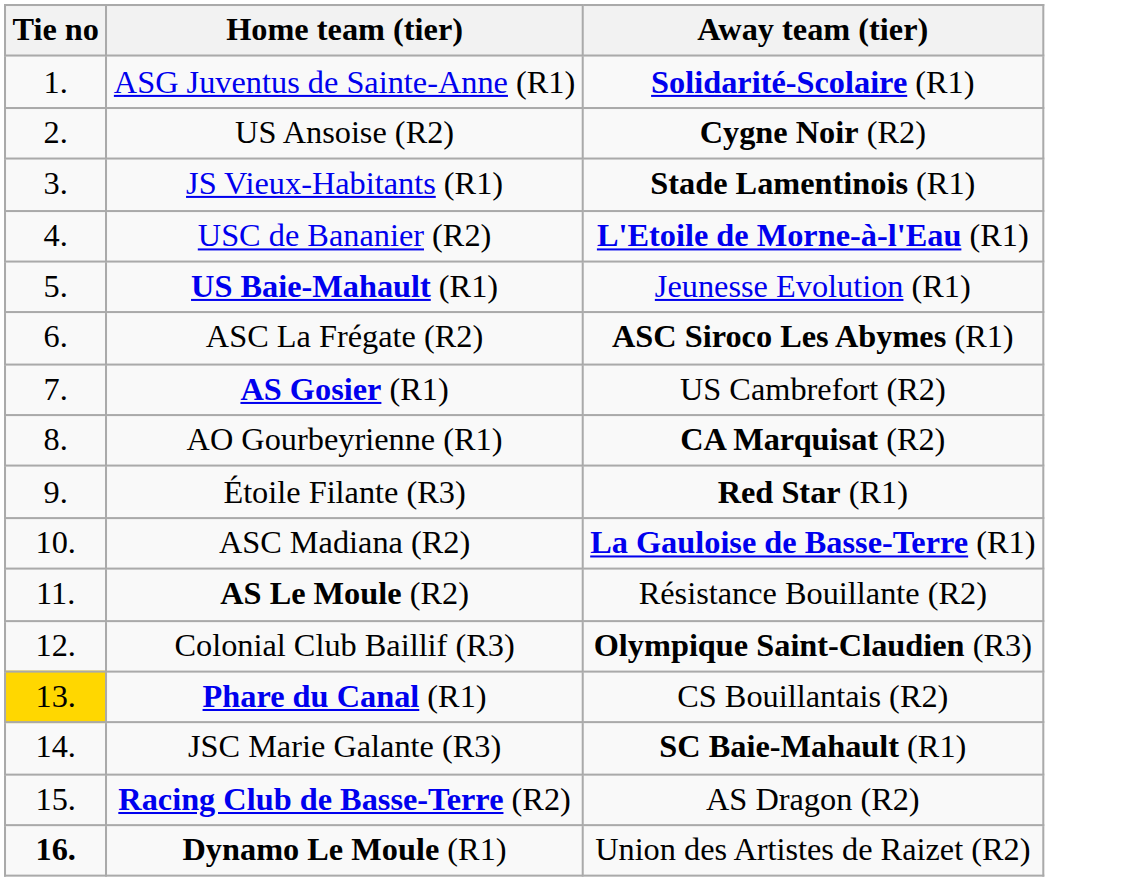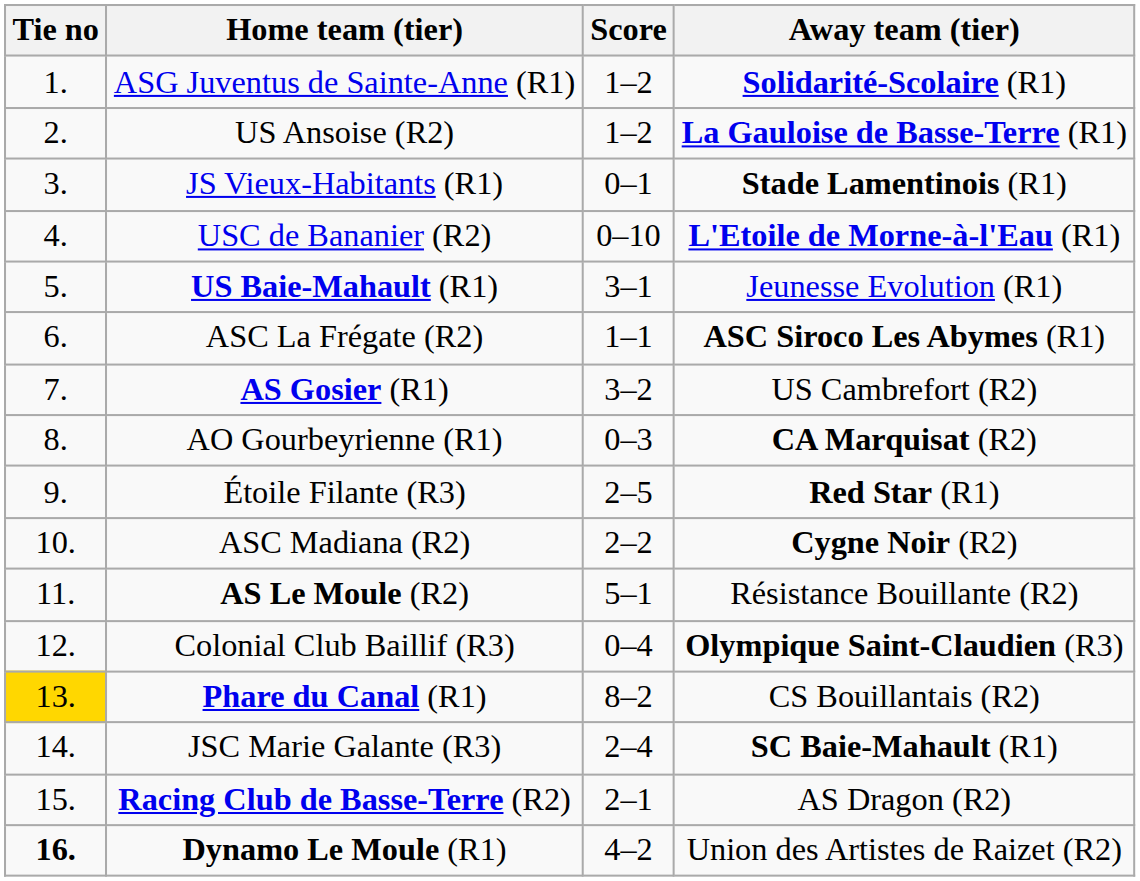+ column: (628, 30)
(813, 132) Cygne Noir (R2) -> (904, 132) La Gauloise de Basse-Terre (R1)
(813, 542) La Gauloise de Basse-Terre (R1) -> (904, 542) Cygne Noir (R2)
